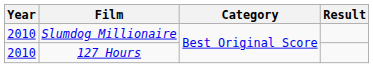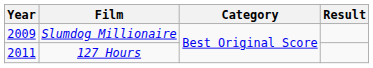(22, 33) 2010 -> (22, 33) 2009
(22, 53) 2010 -> (22, 53) 2011
